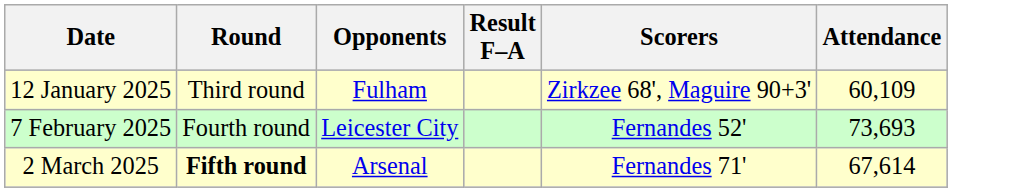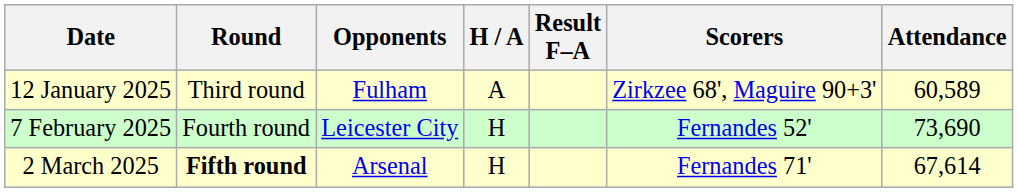+ column: (497, 37)
(882, 89) 60,109 -> (947, 89) 60,589
(882, 128) 73,693 -> (947, 128) 73,690
